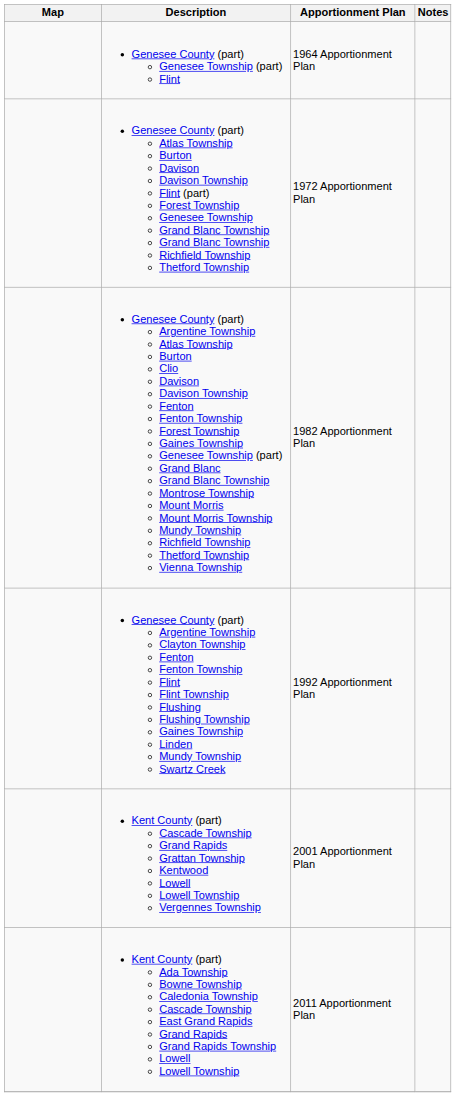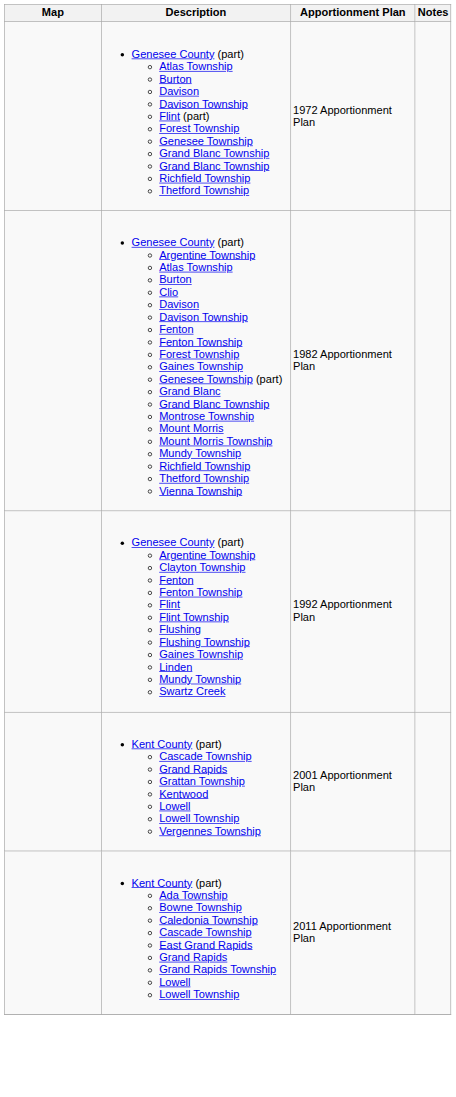- row: (196, 66)
